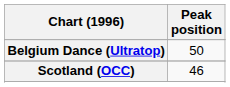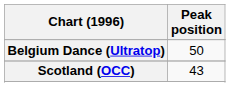(196, 71) 46 -> (196, 71) 43
